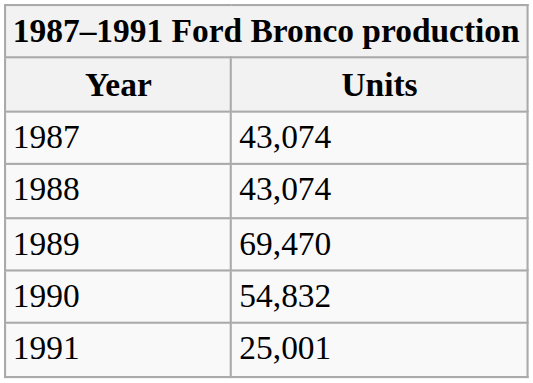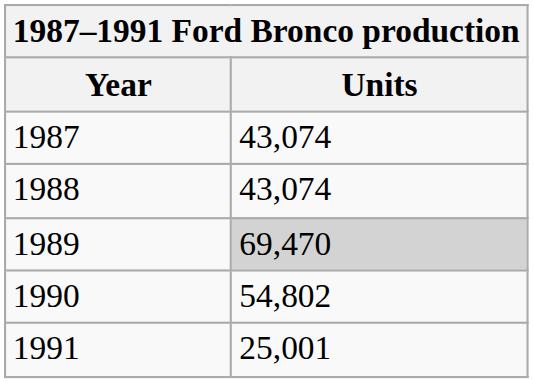(285, 243) no background -> (285, 243) lightgrey background
(285, 296) 54,832 -> (285, 296) 54,802
